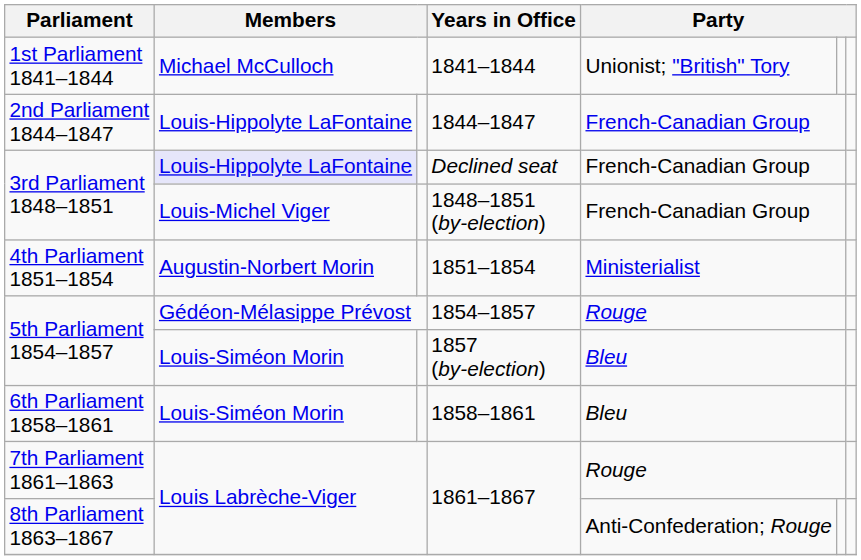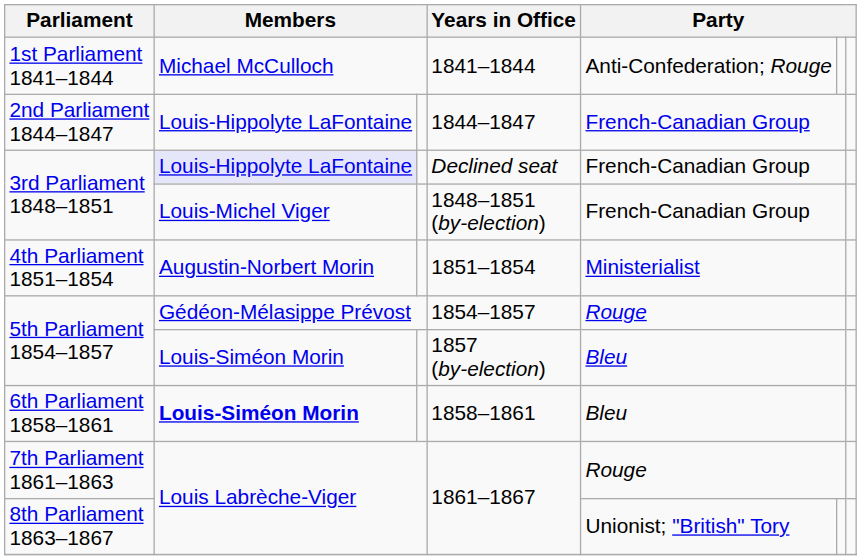(687, 65) Unionist; "British" Tory -> (709, 65) Anti-Confederation; Rouge
(251, 413) normal -> (259, 413) bold
(709, 526) Anti-Confederation; Rouge -> (687, 526) Unionist; "British" Tory
